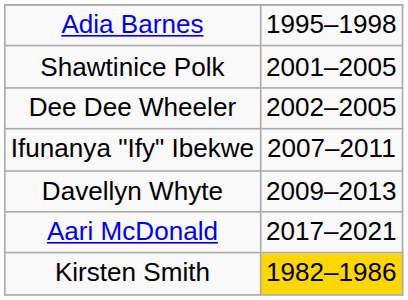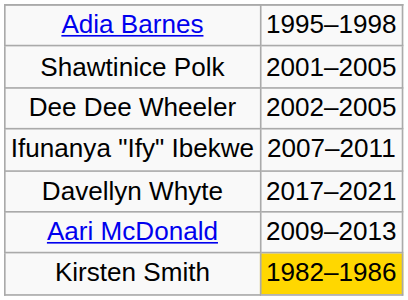(331, 190) 2009–2013 -> (331, 190) 2017–2021
(331, 231) 2017–2021 -> (331, 231) 2009–2013
